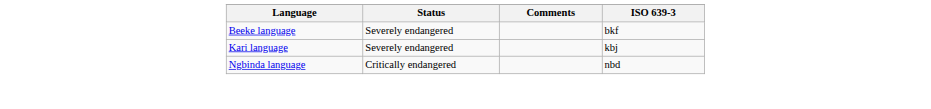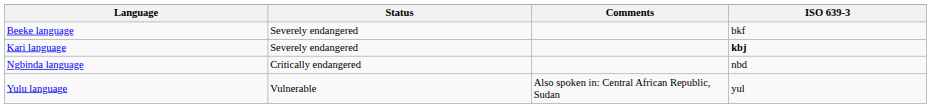(611, 47) normal -> (739, 47) bold
+ row: (37, 88)
